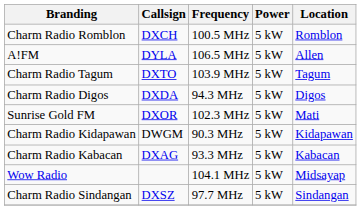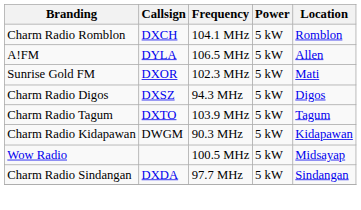(220, 34) 100.5 MHz -> (220, 34) 104.1 MHz
rows swapped: (60, 74) <-> (51, 114)
(160, 94) DXDA -> (158, 94) DXSZ
- row: (65, 154)
(220, 174) 104.1 MHz -> (220, 154) 100.5 MHz
(158, 194) DXSZ -> (160, 174) DXDA
